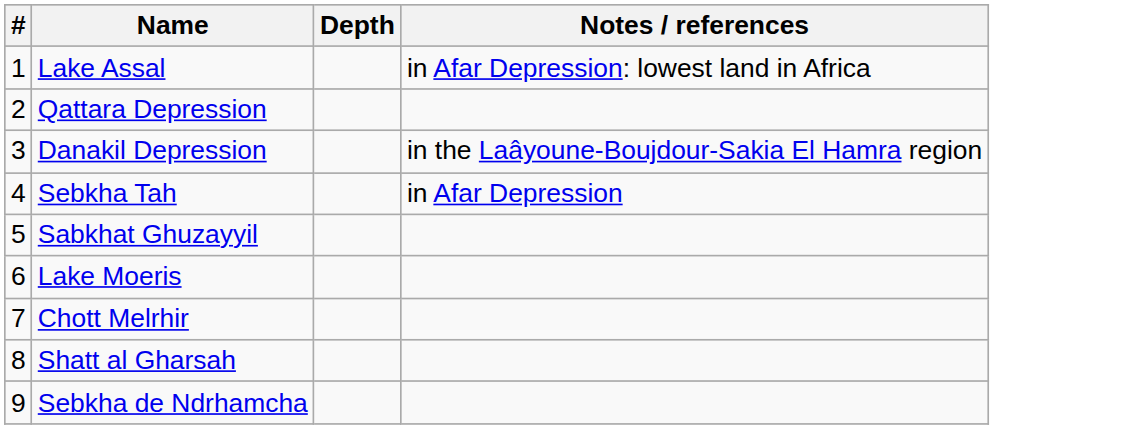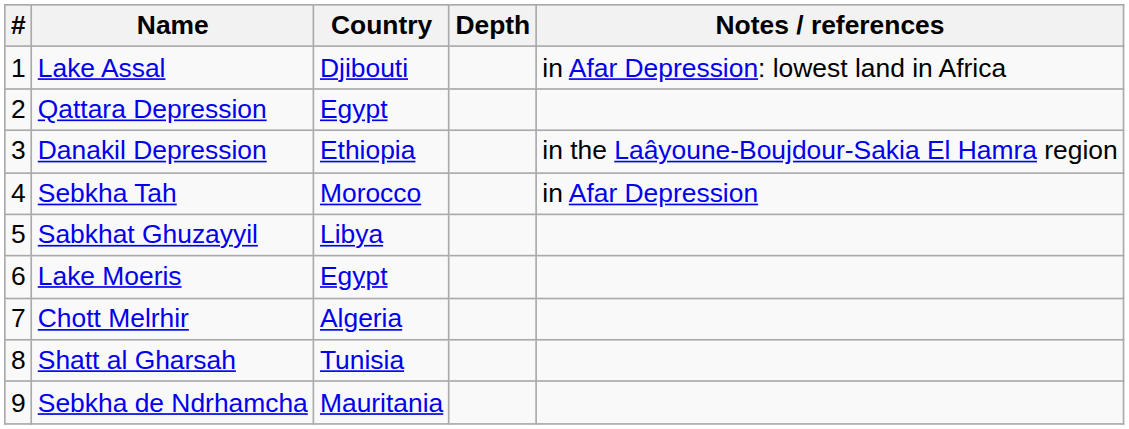+ column: (382, 25)
